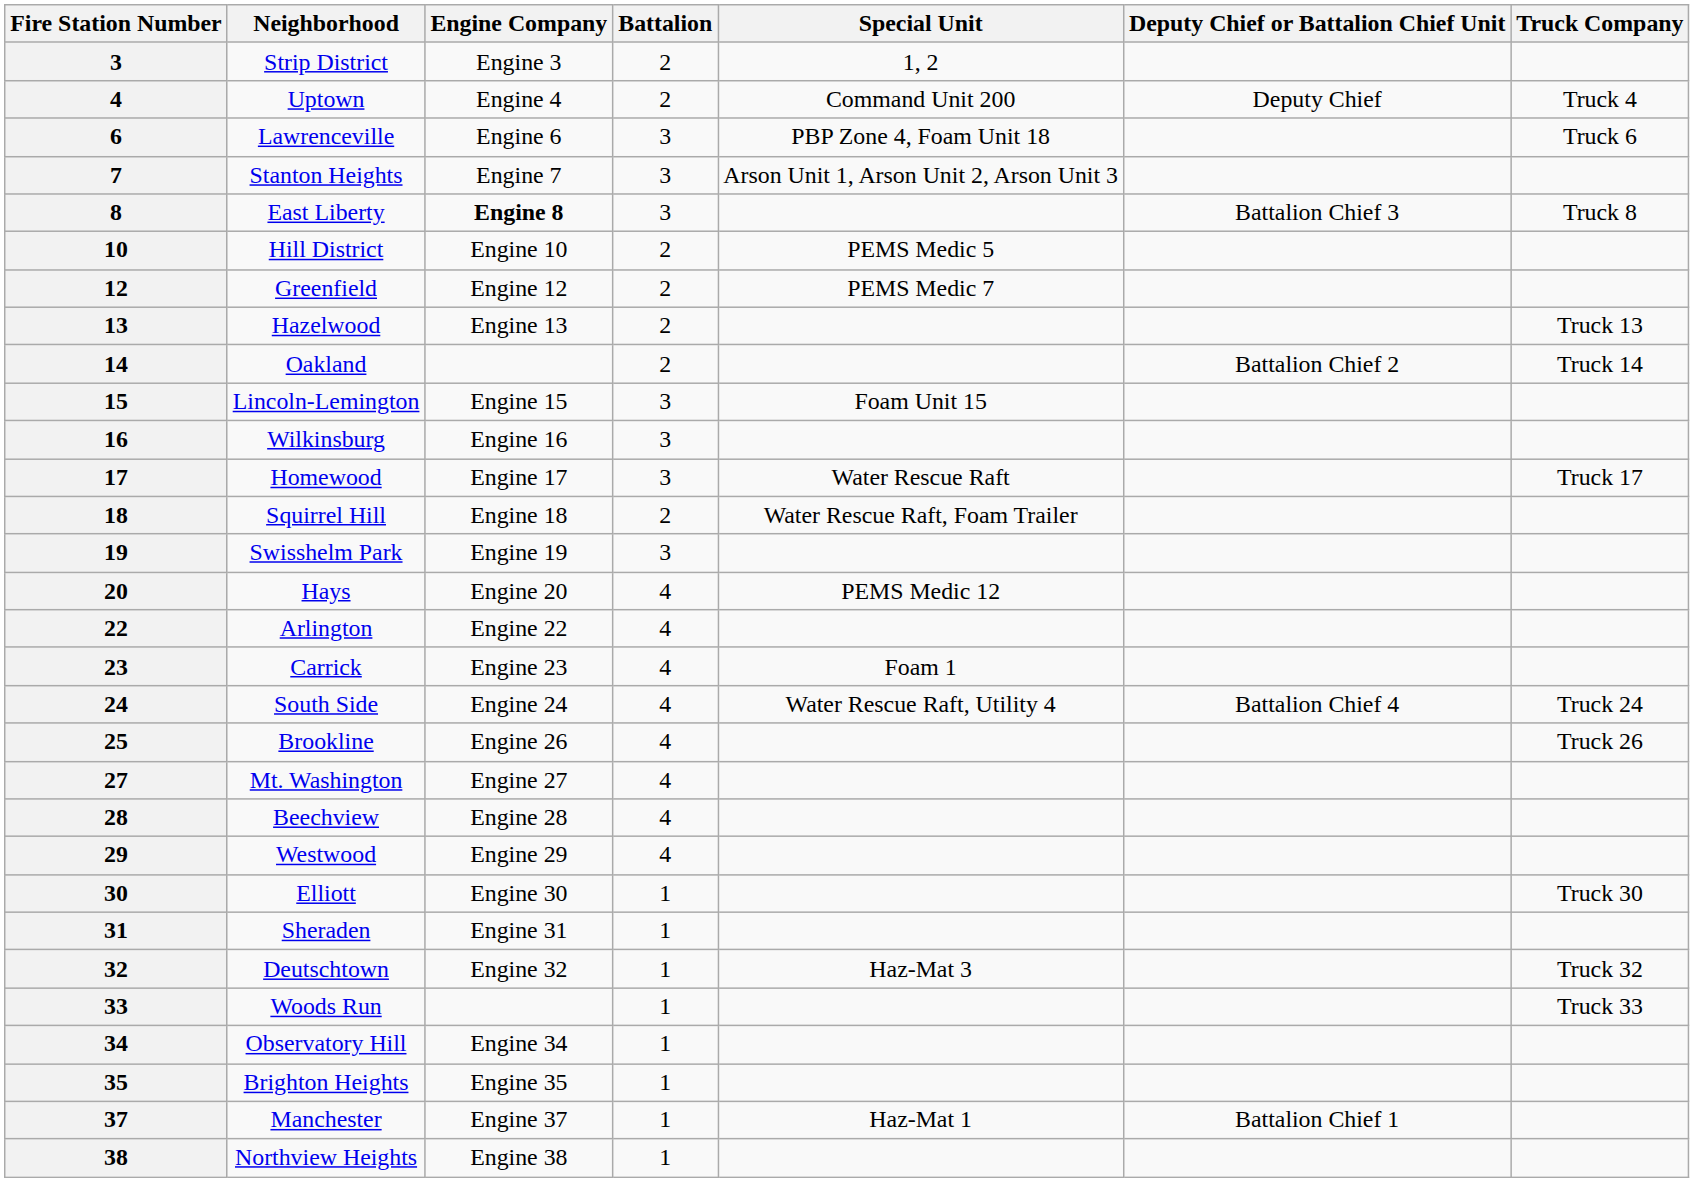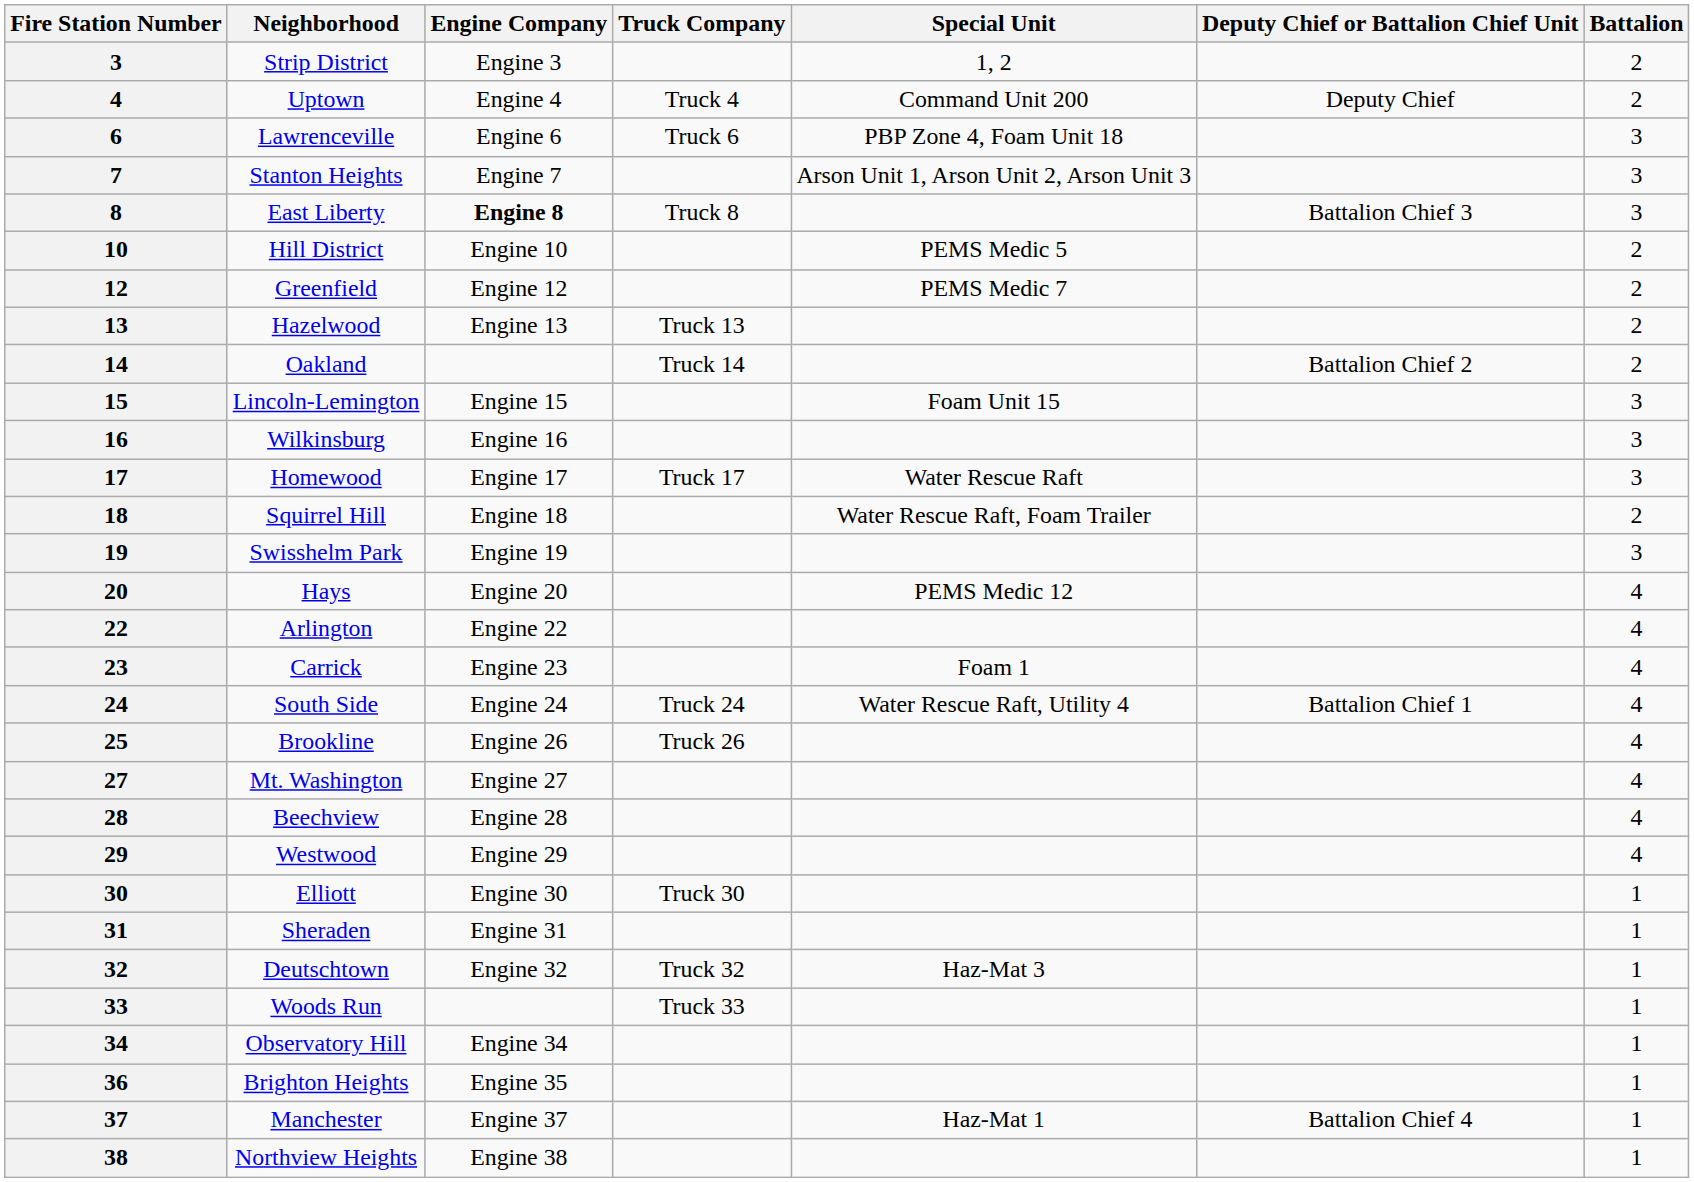columns swapped: (1600, 23) <-> (665, 23)
(1317, 703) Battalion Chief 4 -> (1390, 703) Battalion Chief 1
(116, 1082) 35 -> (116, 1082) 36
(1317, 1119) Battalion Chief 1 -> (1390, 1119) Battalion Chief 4
